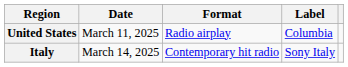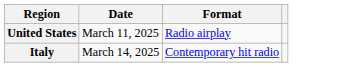- column: (310, 14)
